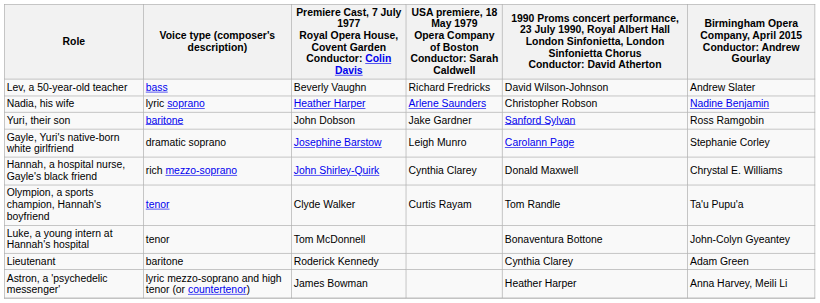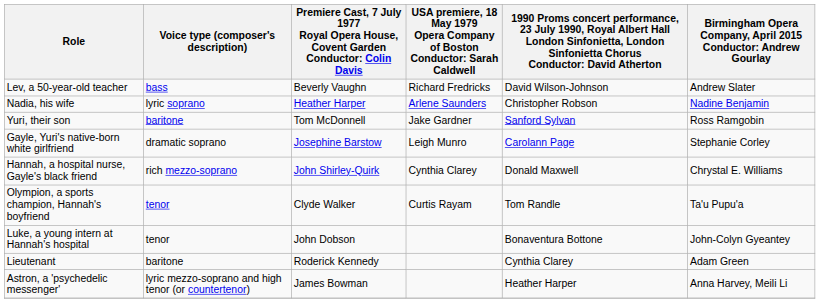(324, 120) John Dobson -> (330, 120) Tom McDonnell
(330, 239) Tom McDonnell -> (324, 239) John Dobson
